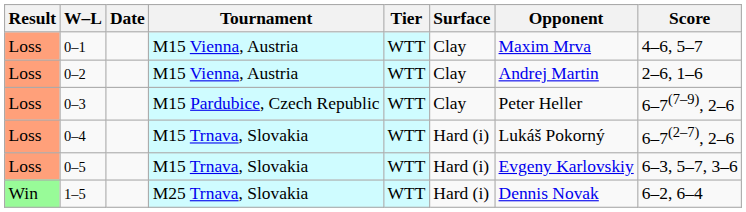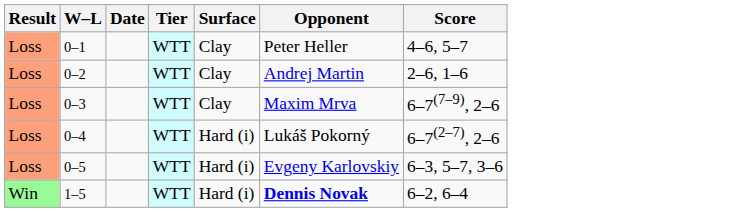- column: (266, 18)
(545, 45) Maxim Mrva -> (306, 45) Peter Heller
(540, 103) Peter Heller -> (310, 103) Maxim Mrva
(549, 193) normal -> (316, 193) bold
